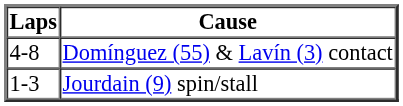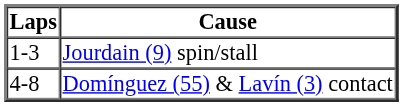rows swapped: (160, 83) <-> (228, 52)
